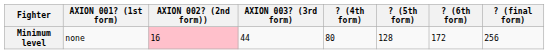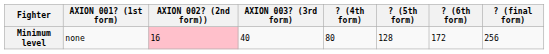(245, 38) 44 -> (245, 38) 40
